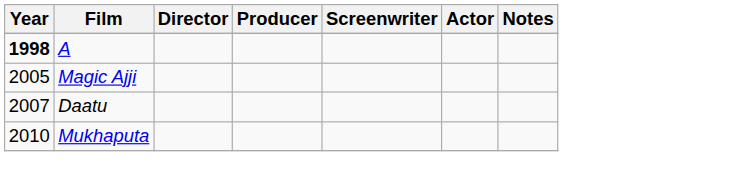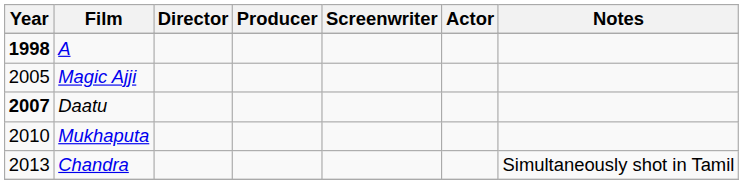(29, 106) normal -> (29, 106) bold
+ row: (94, 164)
